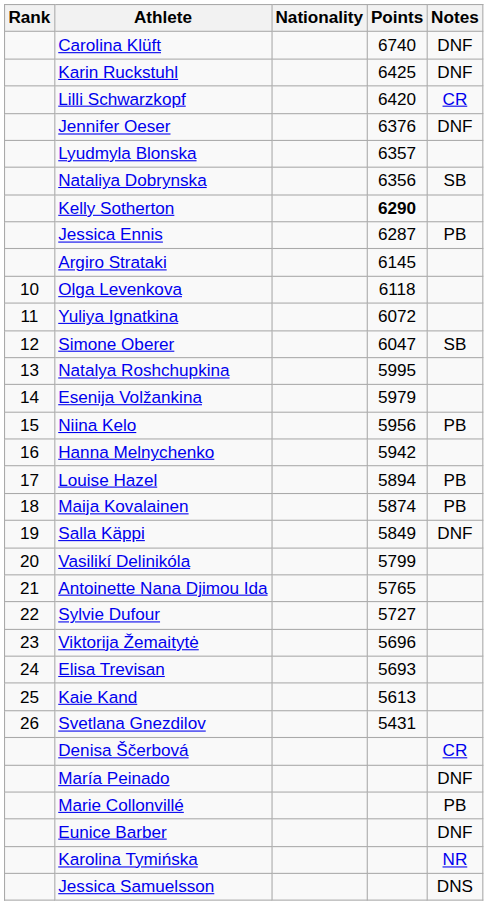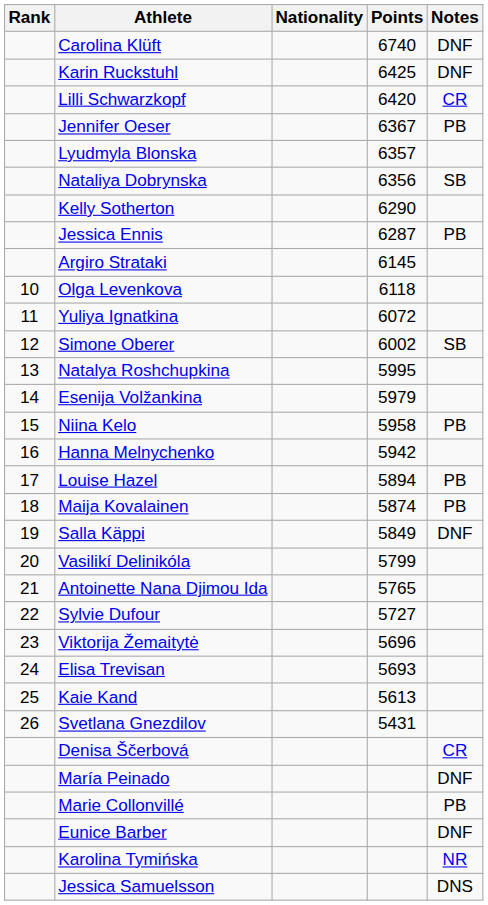(397, 126) 6376 -> (397, 126) 6367
(455, 126) DNF -> (455, 126) PB
(397, 208) bold -> (397, 208) normal
(397, 343) 6047 -> (397, 343) 6002
(397, 425) 5956 -> (397, 425) 5958
